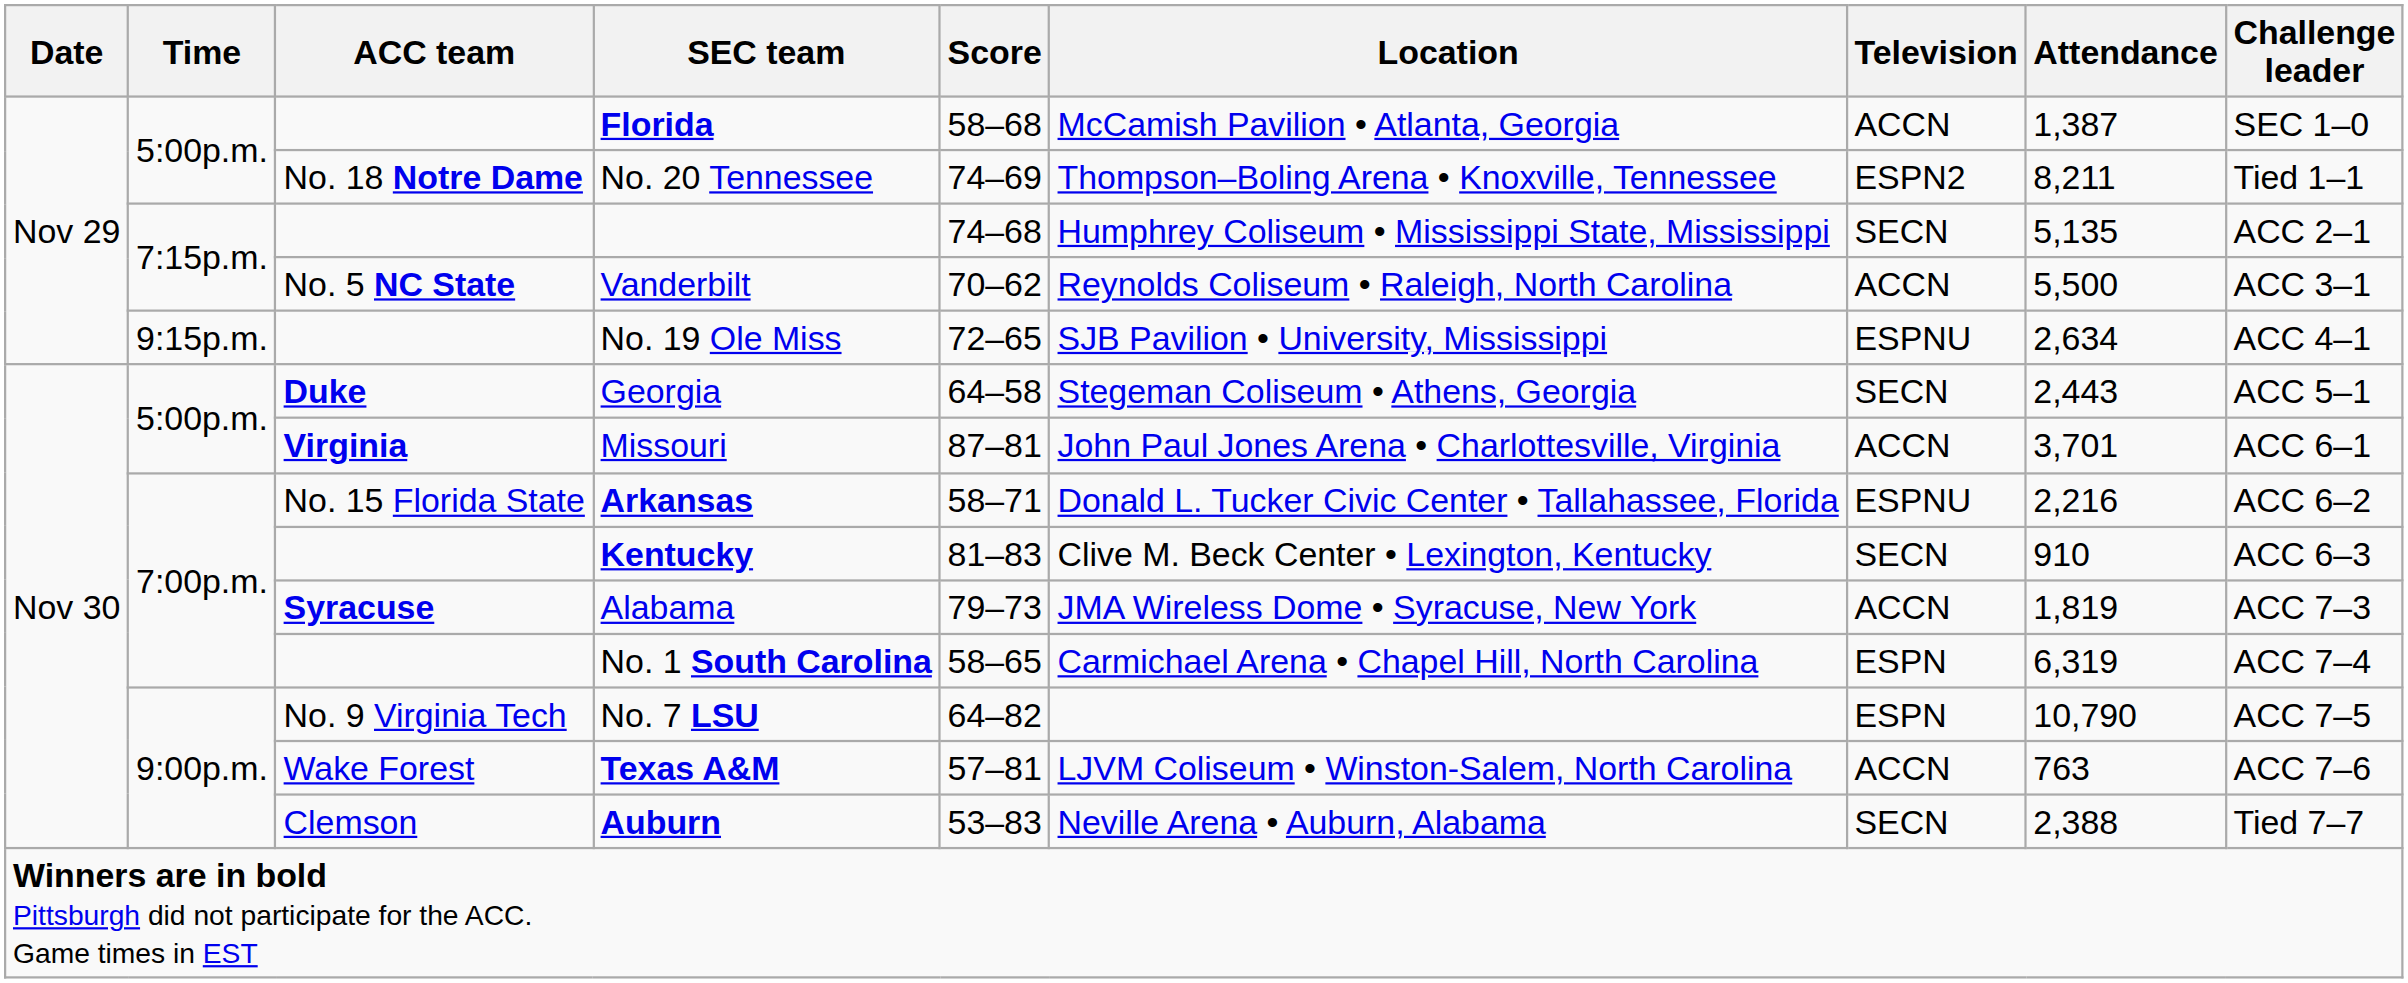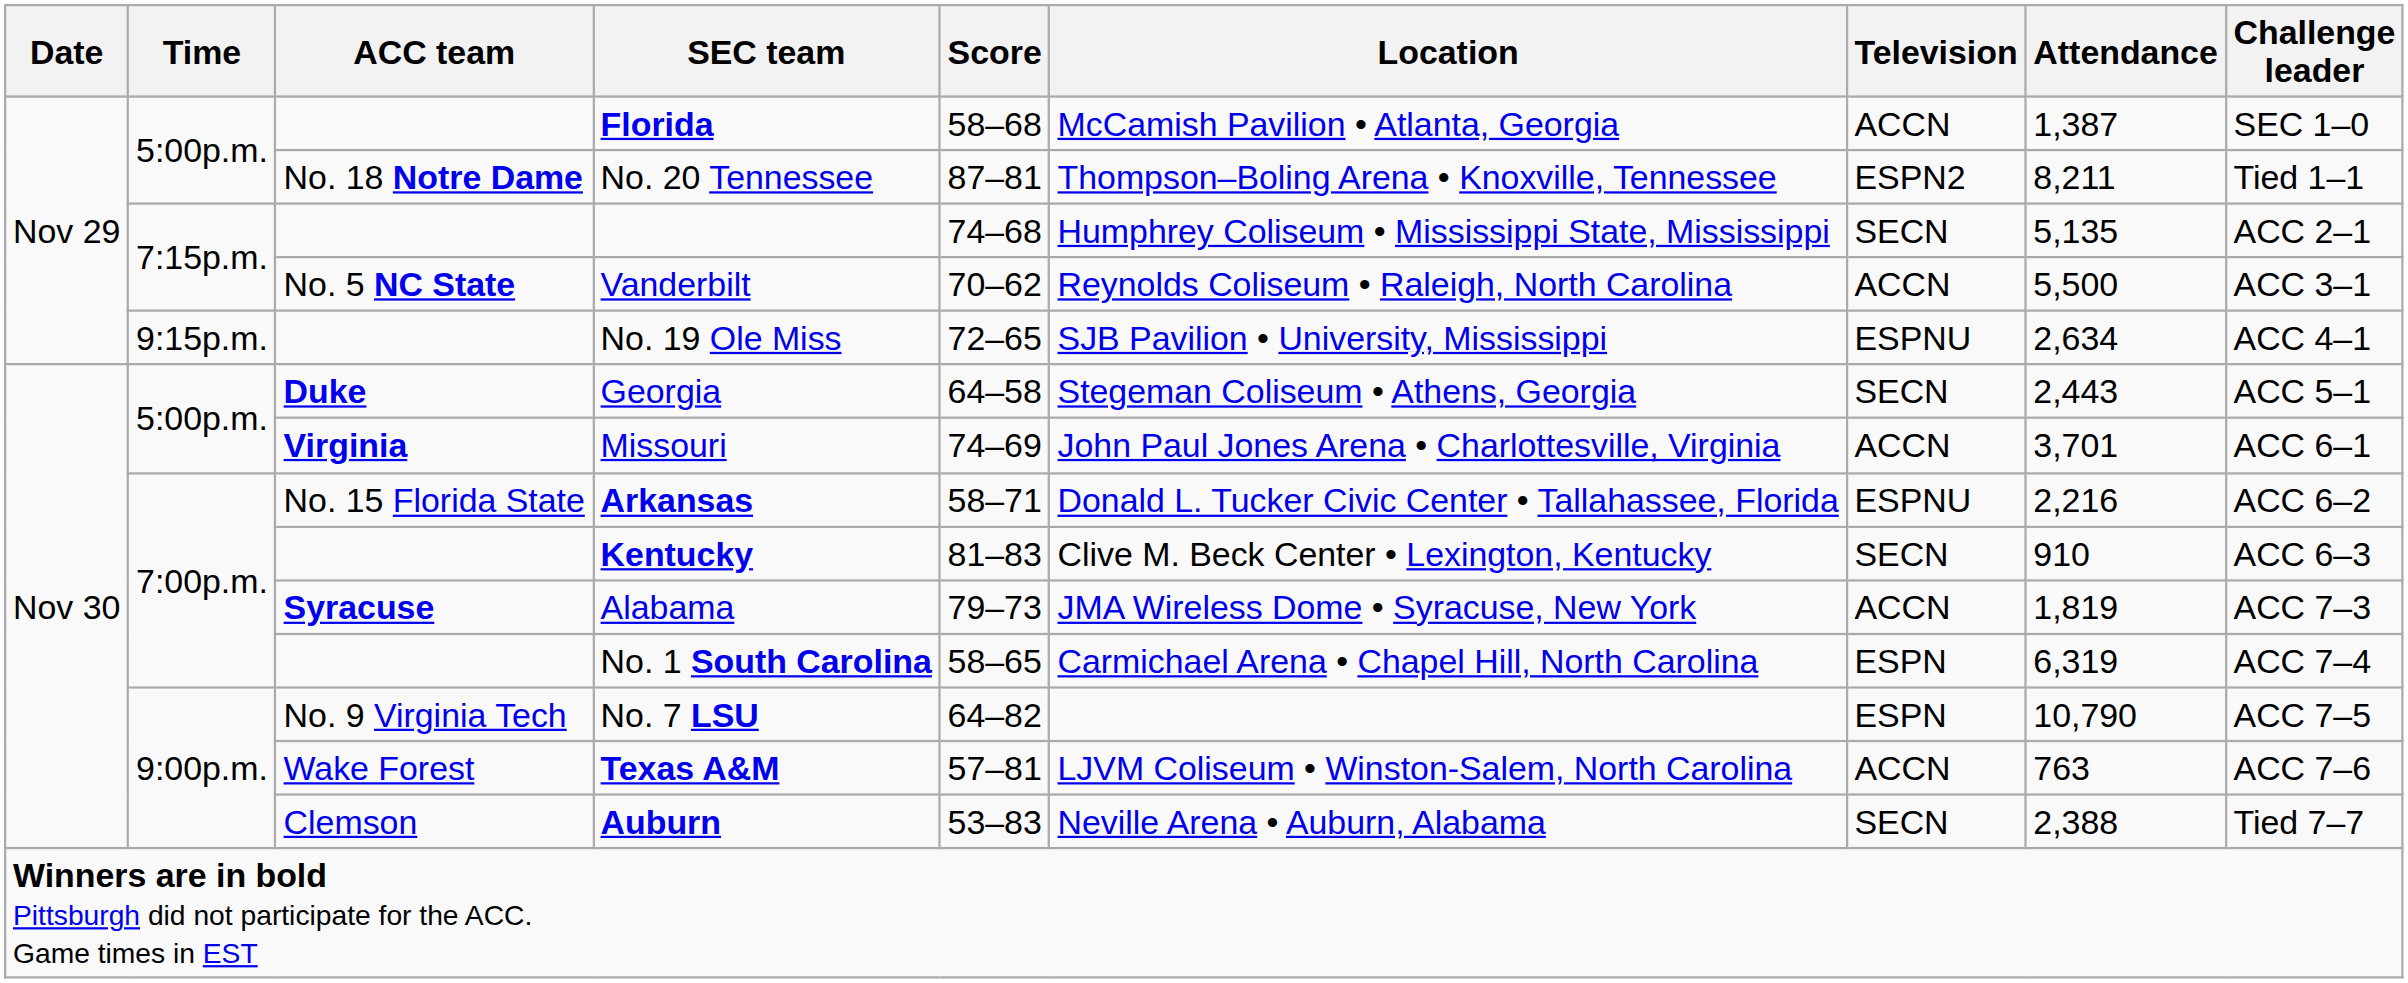(995, 177) 74–69 -> (995, 177) 87–81
(995, 446) 87–81 -> (995, 446) 74–69
